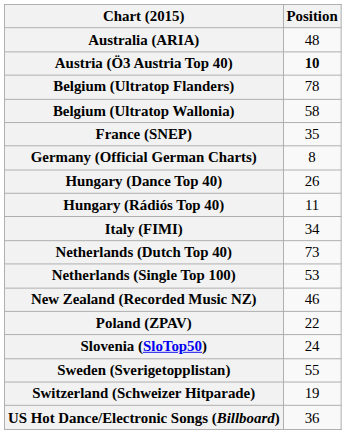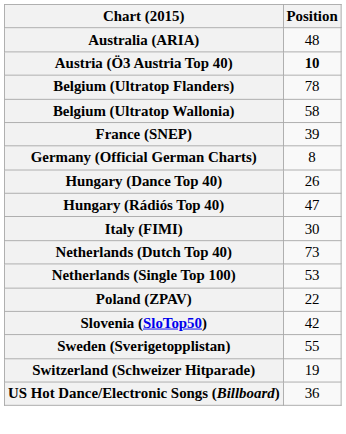(312, 134) 35 -> (312, 134) 39
(312, 205) 11 -> (312, 205) 47
(312, 228) 34 -> (312, 228) 30
- row: (144, 299)
(312, 346) 24 -> (312, 323) 42
